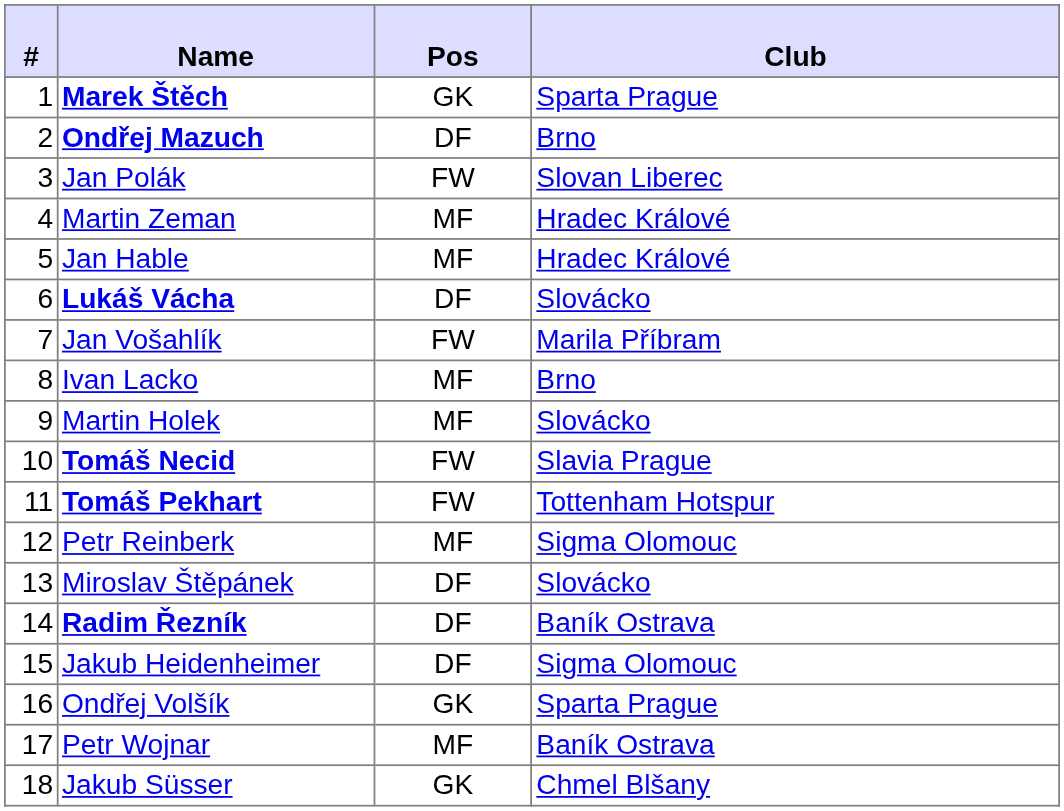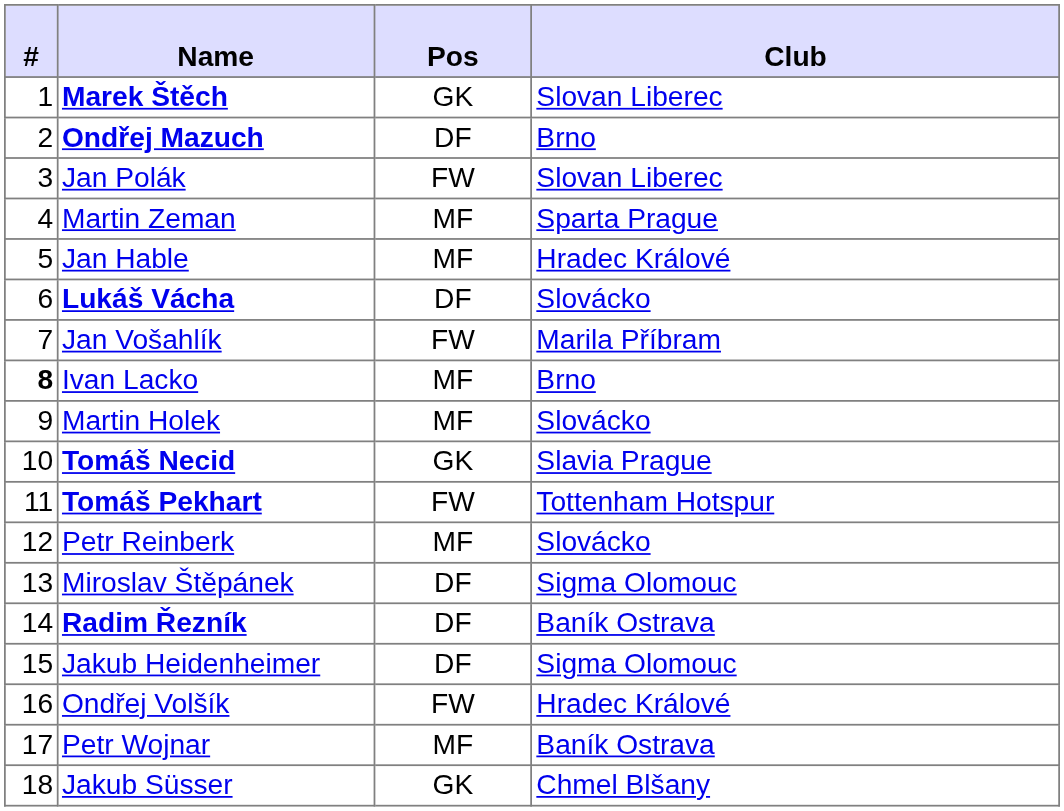(627, 96) Sparta Prague -> (629, 96) Slovan Liberec
(633, 218) Hradec Králové -> (627, 218) Sparta Prague
(45, 380) normal -> (45, 380) bold
(453, 461) FW -> (453, 461) GK
(637, 542) Sigma Olomouc -> (593, 542) Slovácko
(593, 582) Slovácko -> (637, 582) Sigma Olomouc
(453, 704) GK -> (453, 704) FW
(627, 704) Sparta Prague -> (633, 704) Hradec Králové
